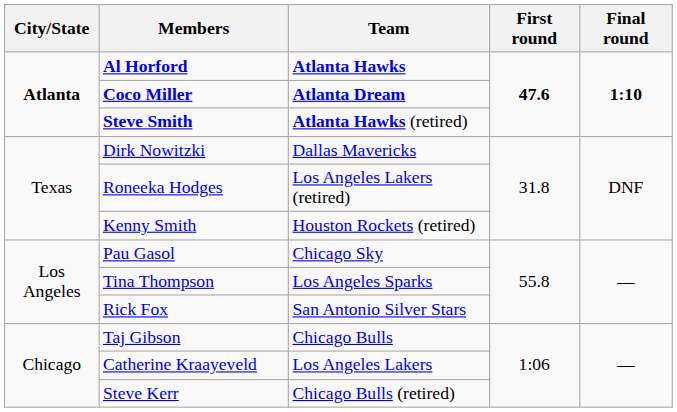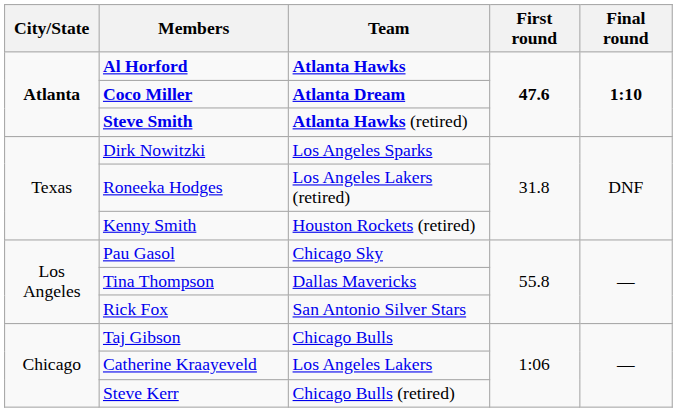(354, 149) Dallas Mavericks -> (362, 149) Los Angeles Sparks
(362, 281) Los Angeles Sparks -> (354, 281) Dallas Mavericks
